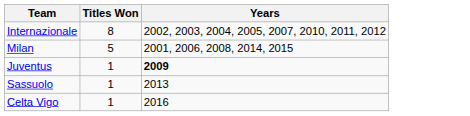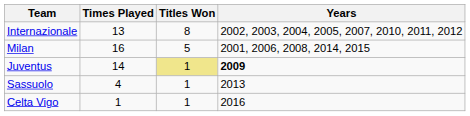+ column: (118, 13)
(111, 66) no background -> (187, 66) khaki background
